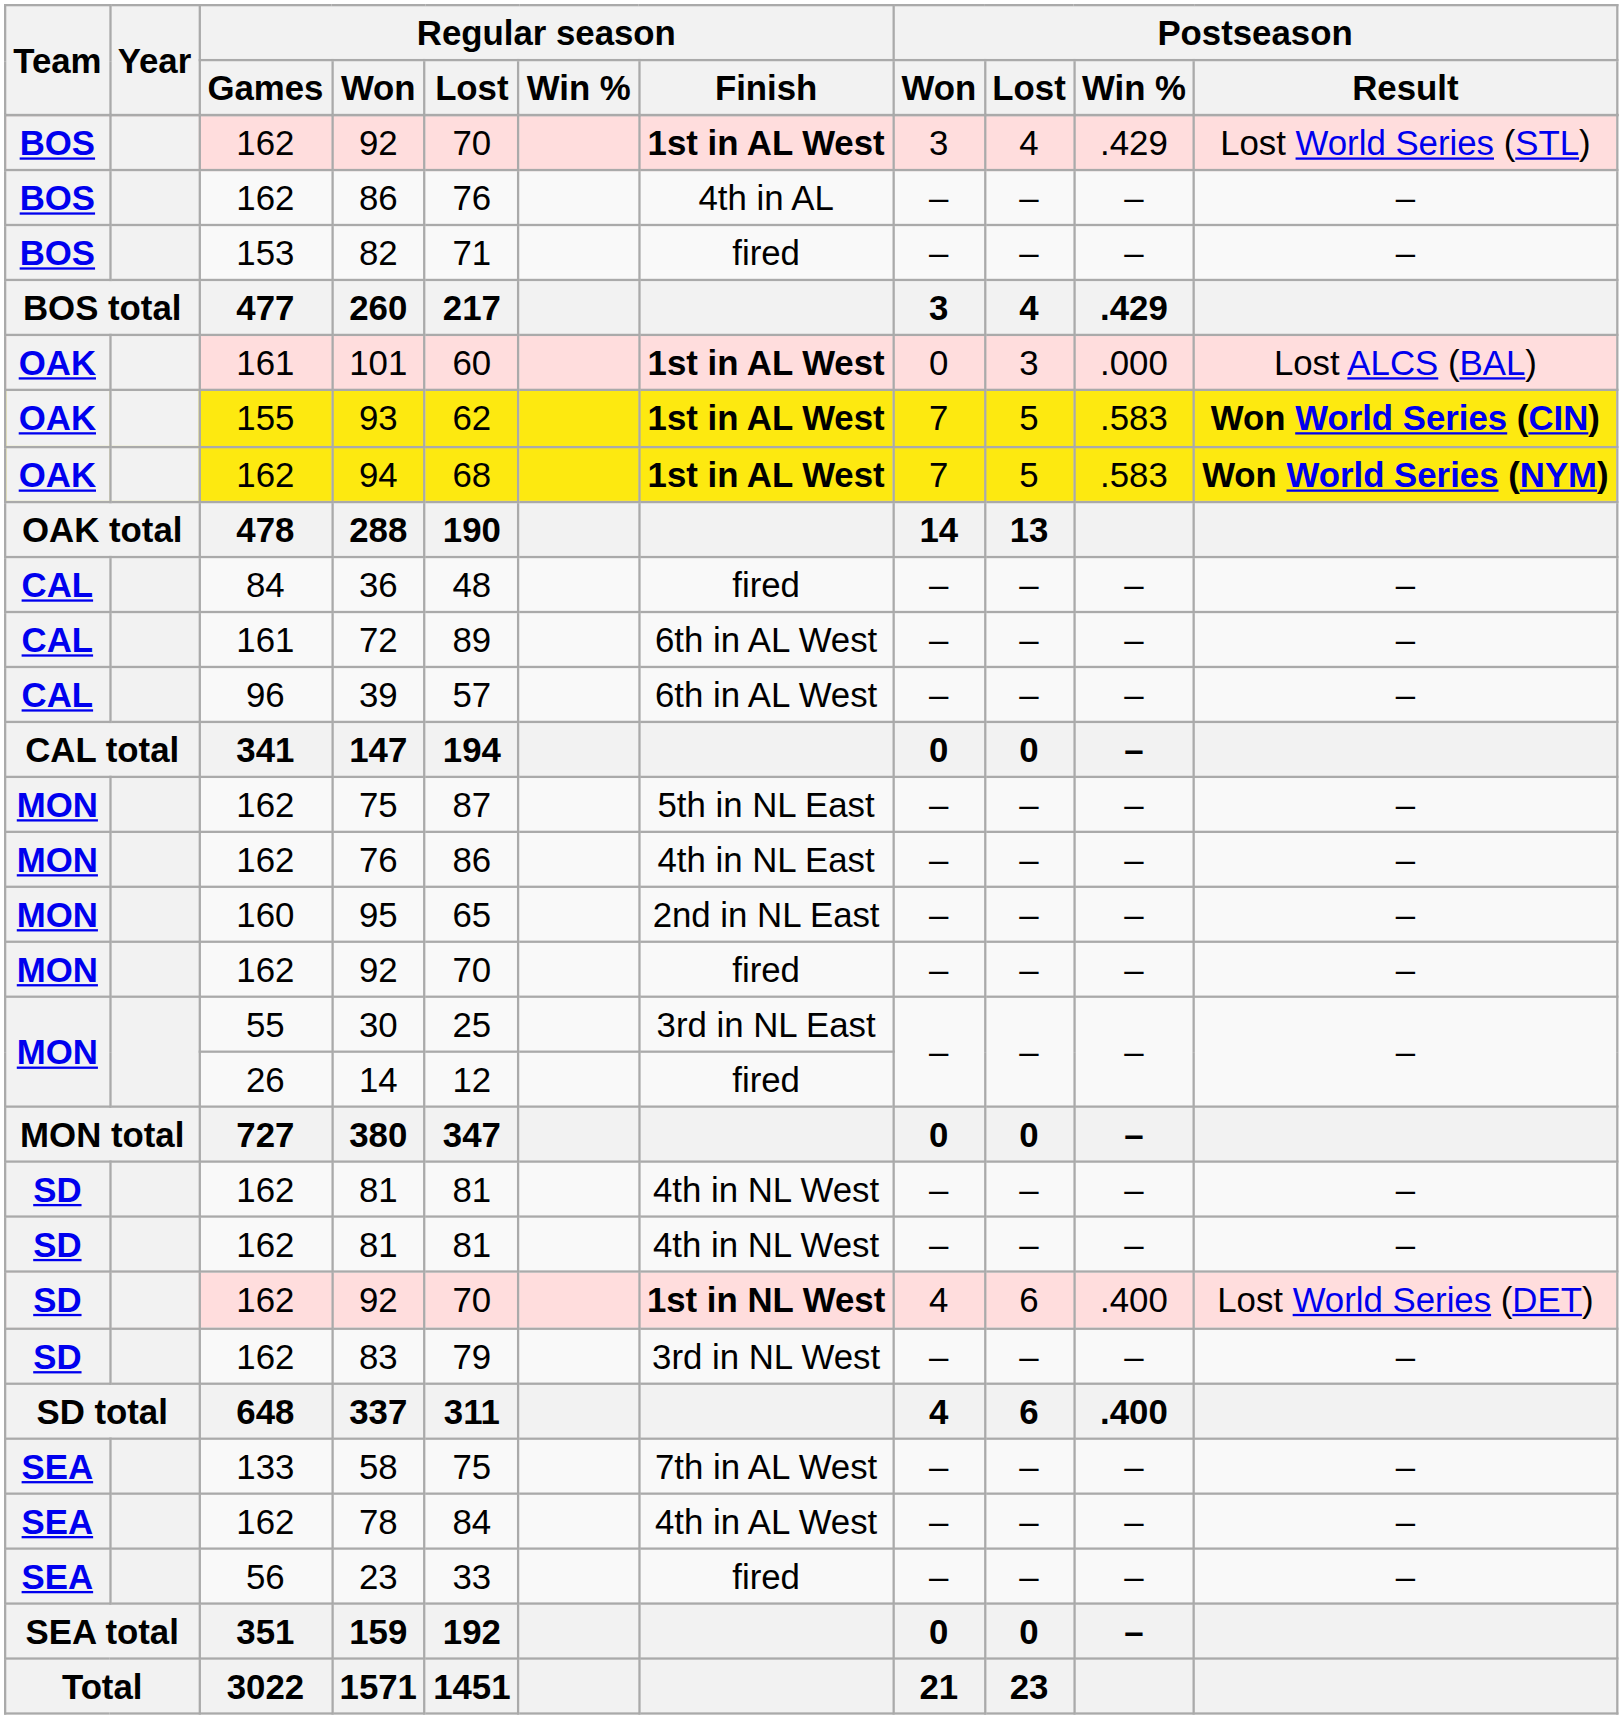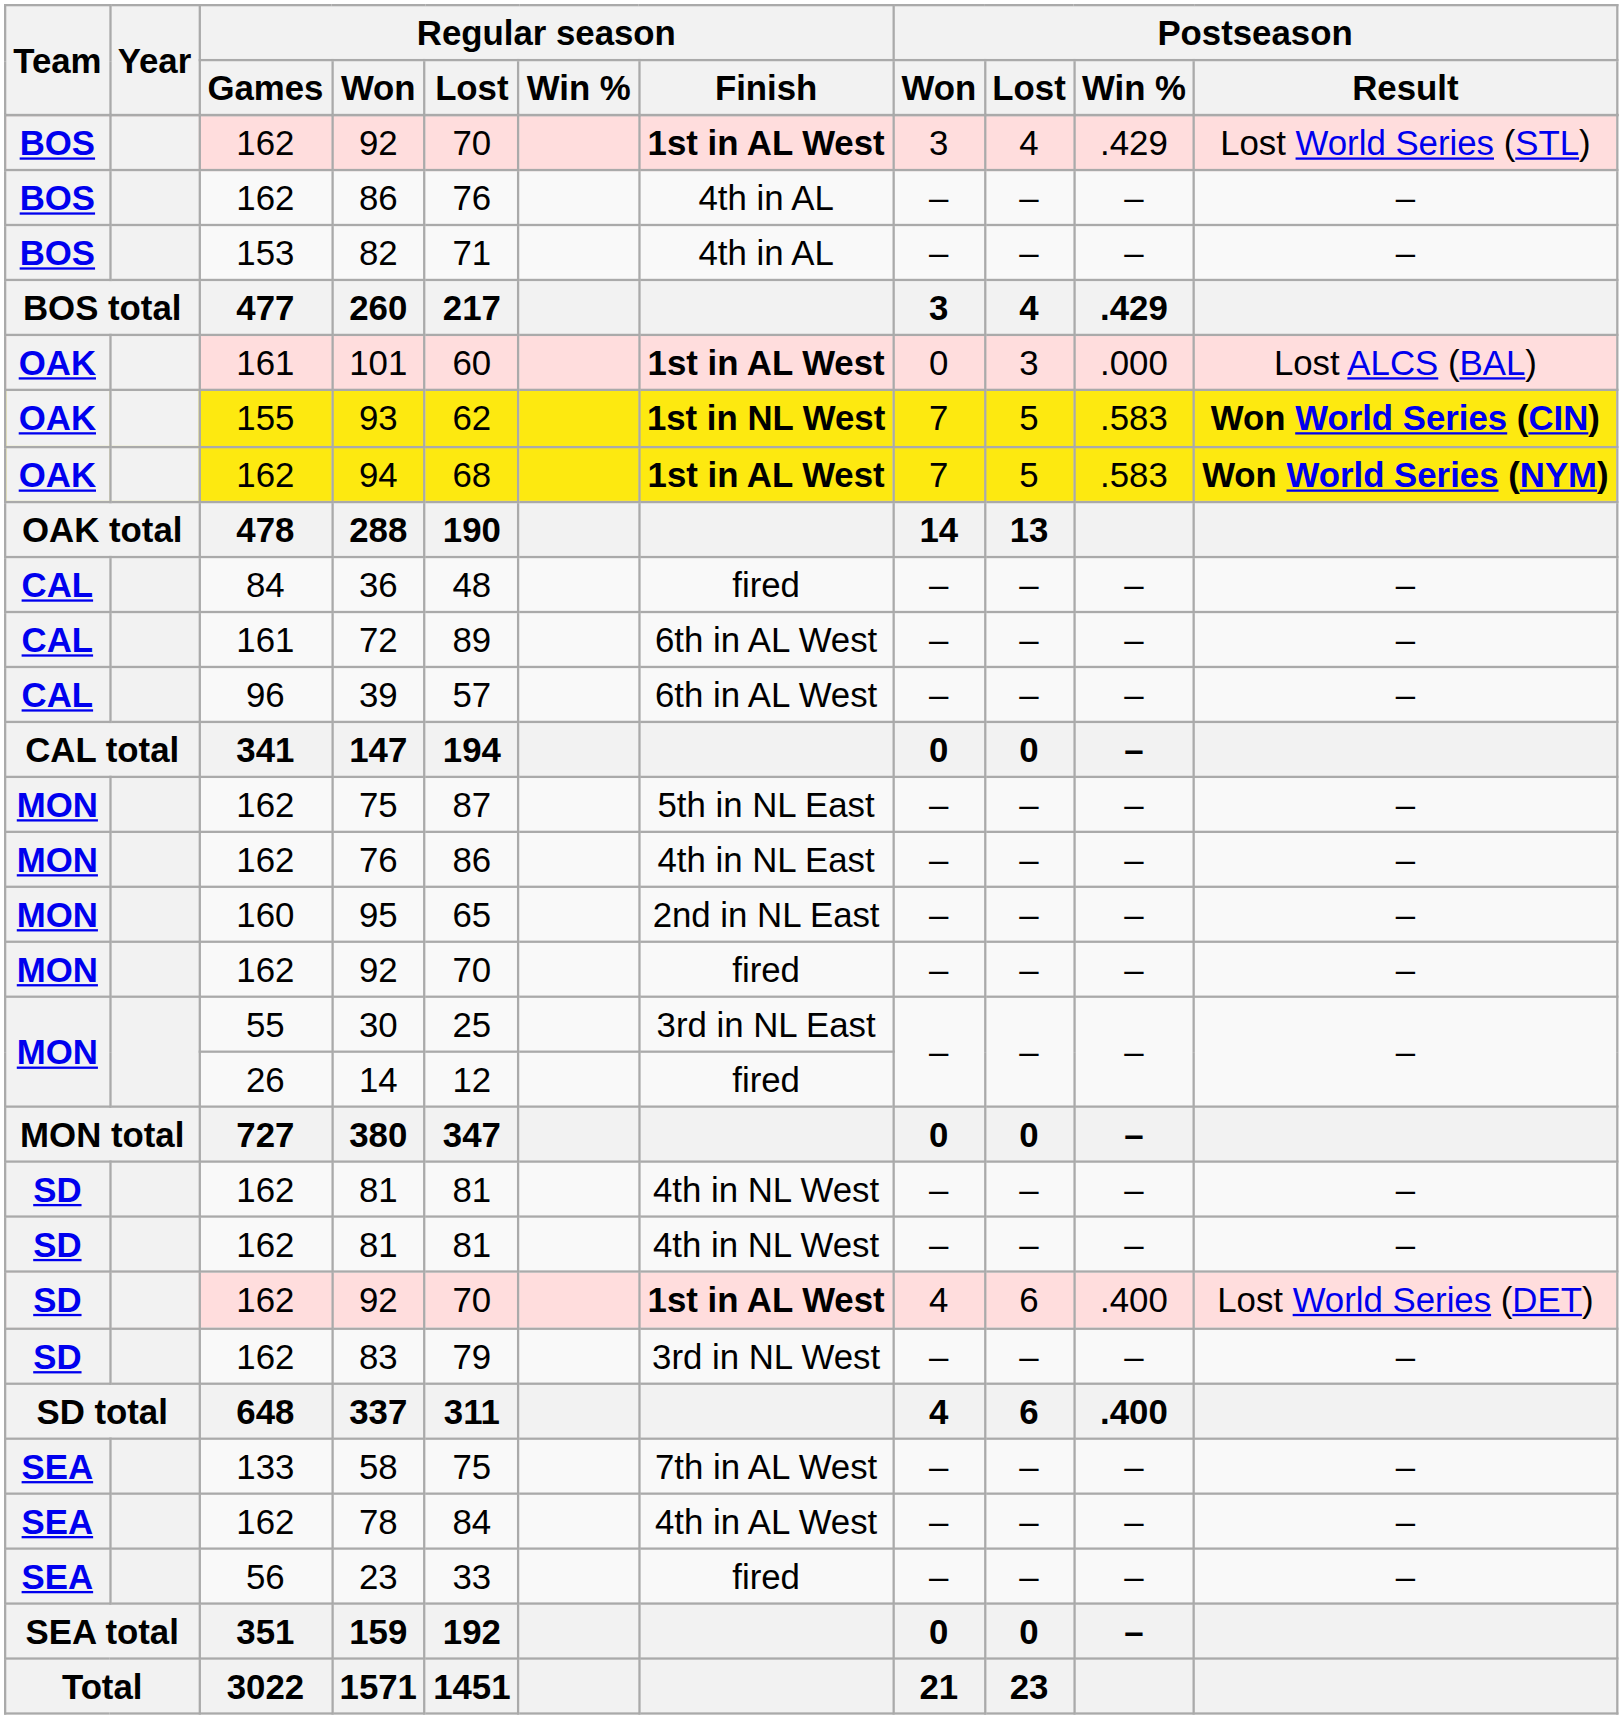(766, 253) fired -> (766, 253) 4th in AL
(766, 419) 1st in AL West -> (766, 419) 1st in NL West
(766, 1300) 1st in NL West -> (766, 1300) 1st in AL West
